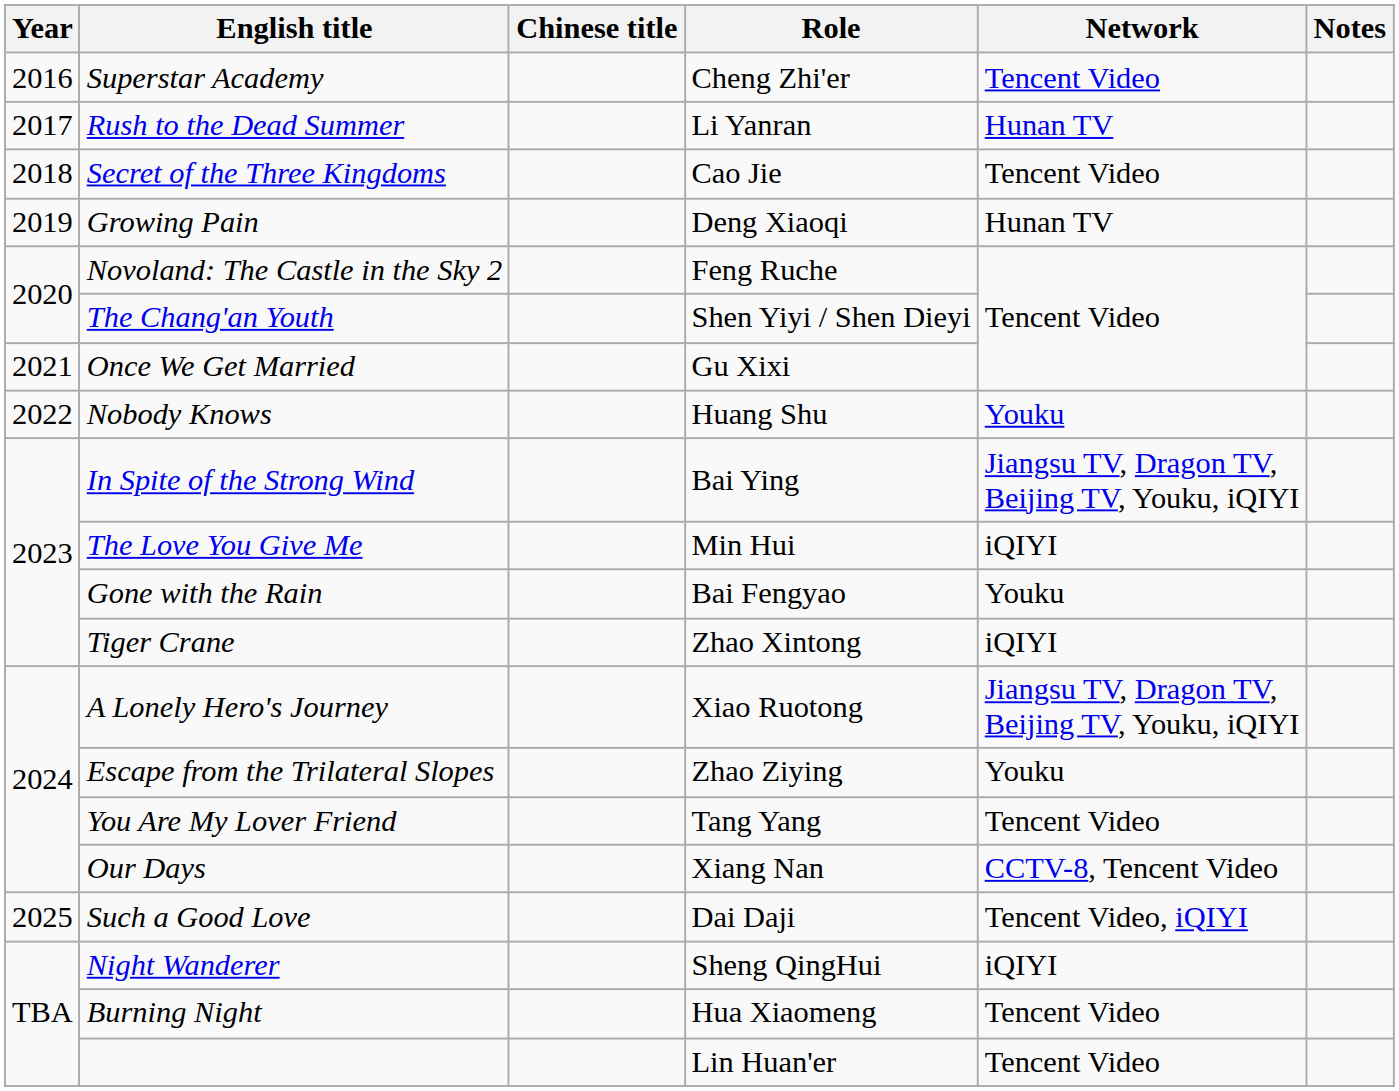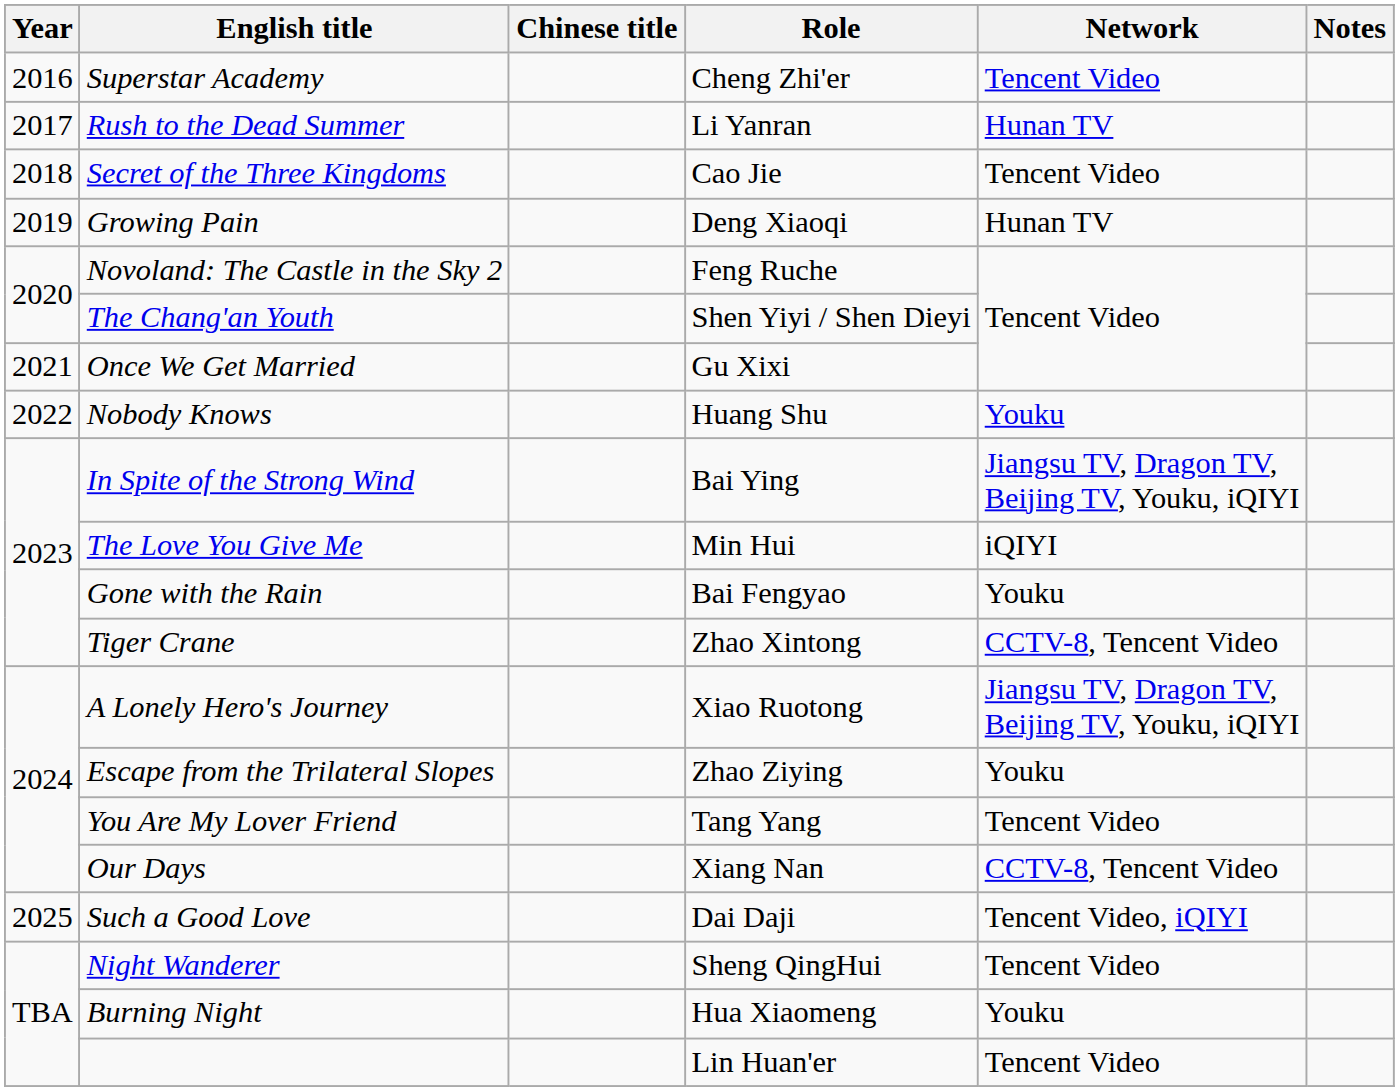(1021, 641) iQIYI -> (1132, 641) CCTV-8, Tencent Video
(1021, 964) iQIYI -> (1072, 964) Tencent Video
(1072, 1013) Tencent Video -> (1025, 1013) Youku
